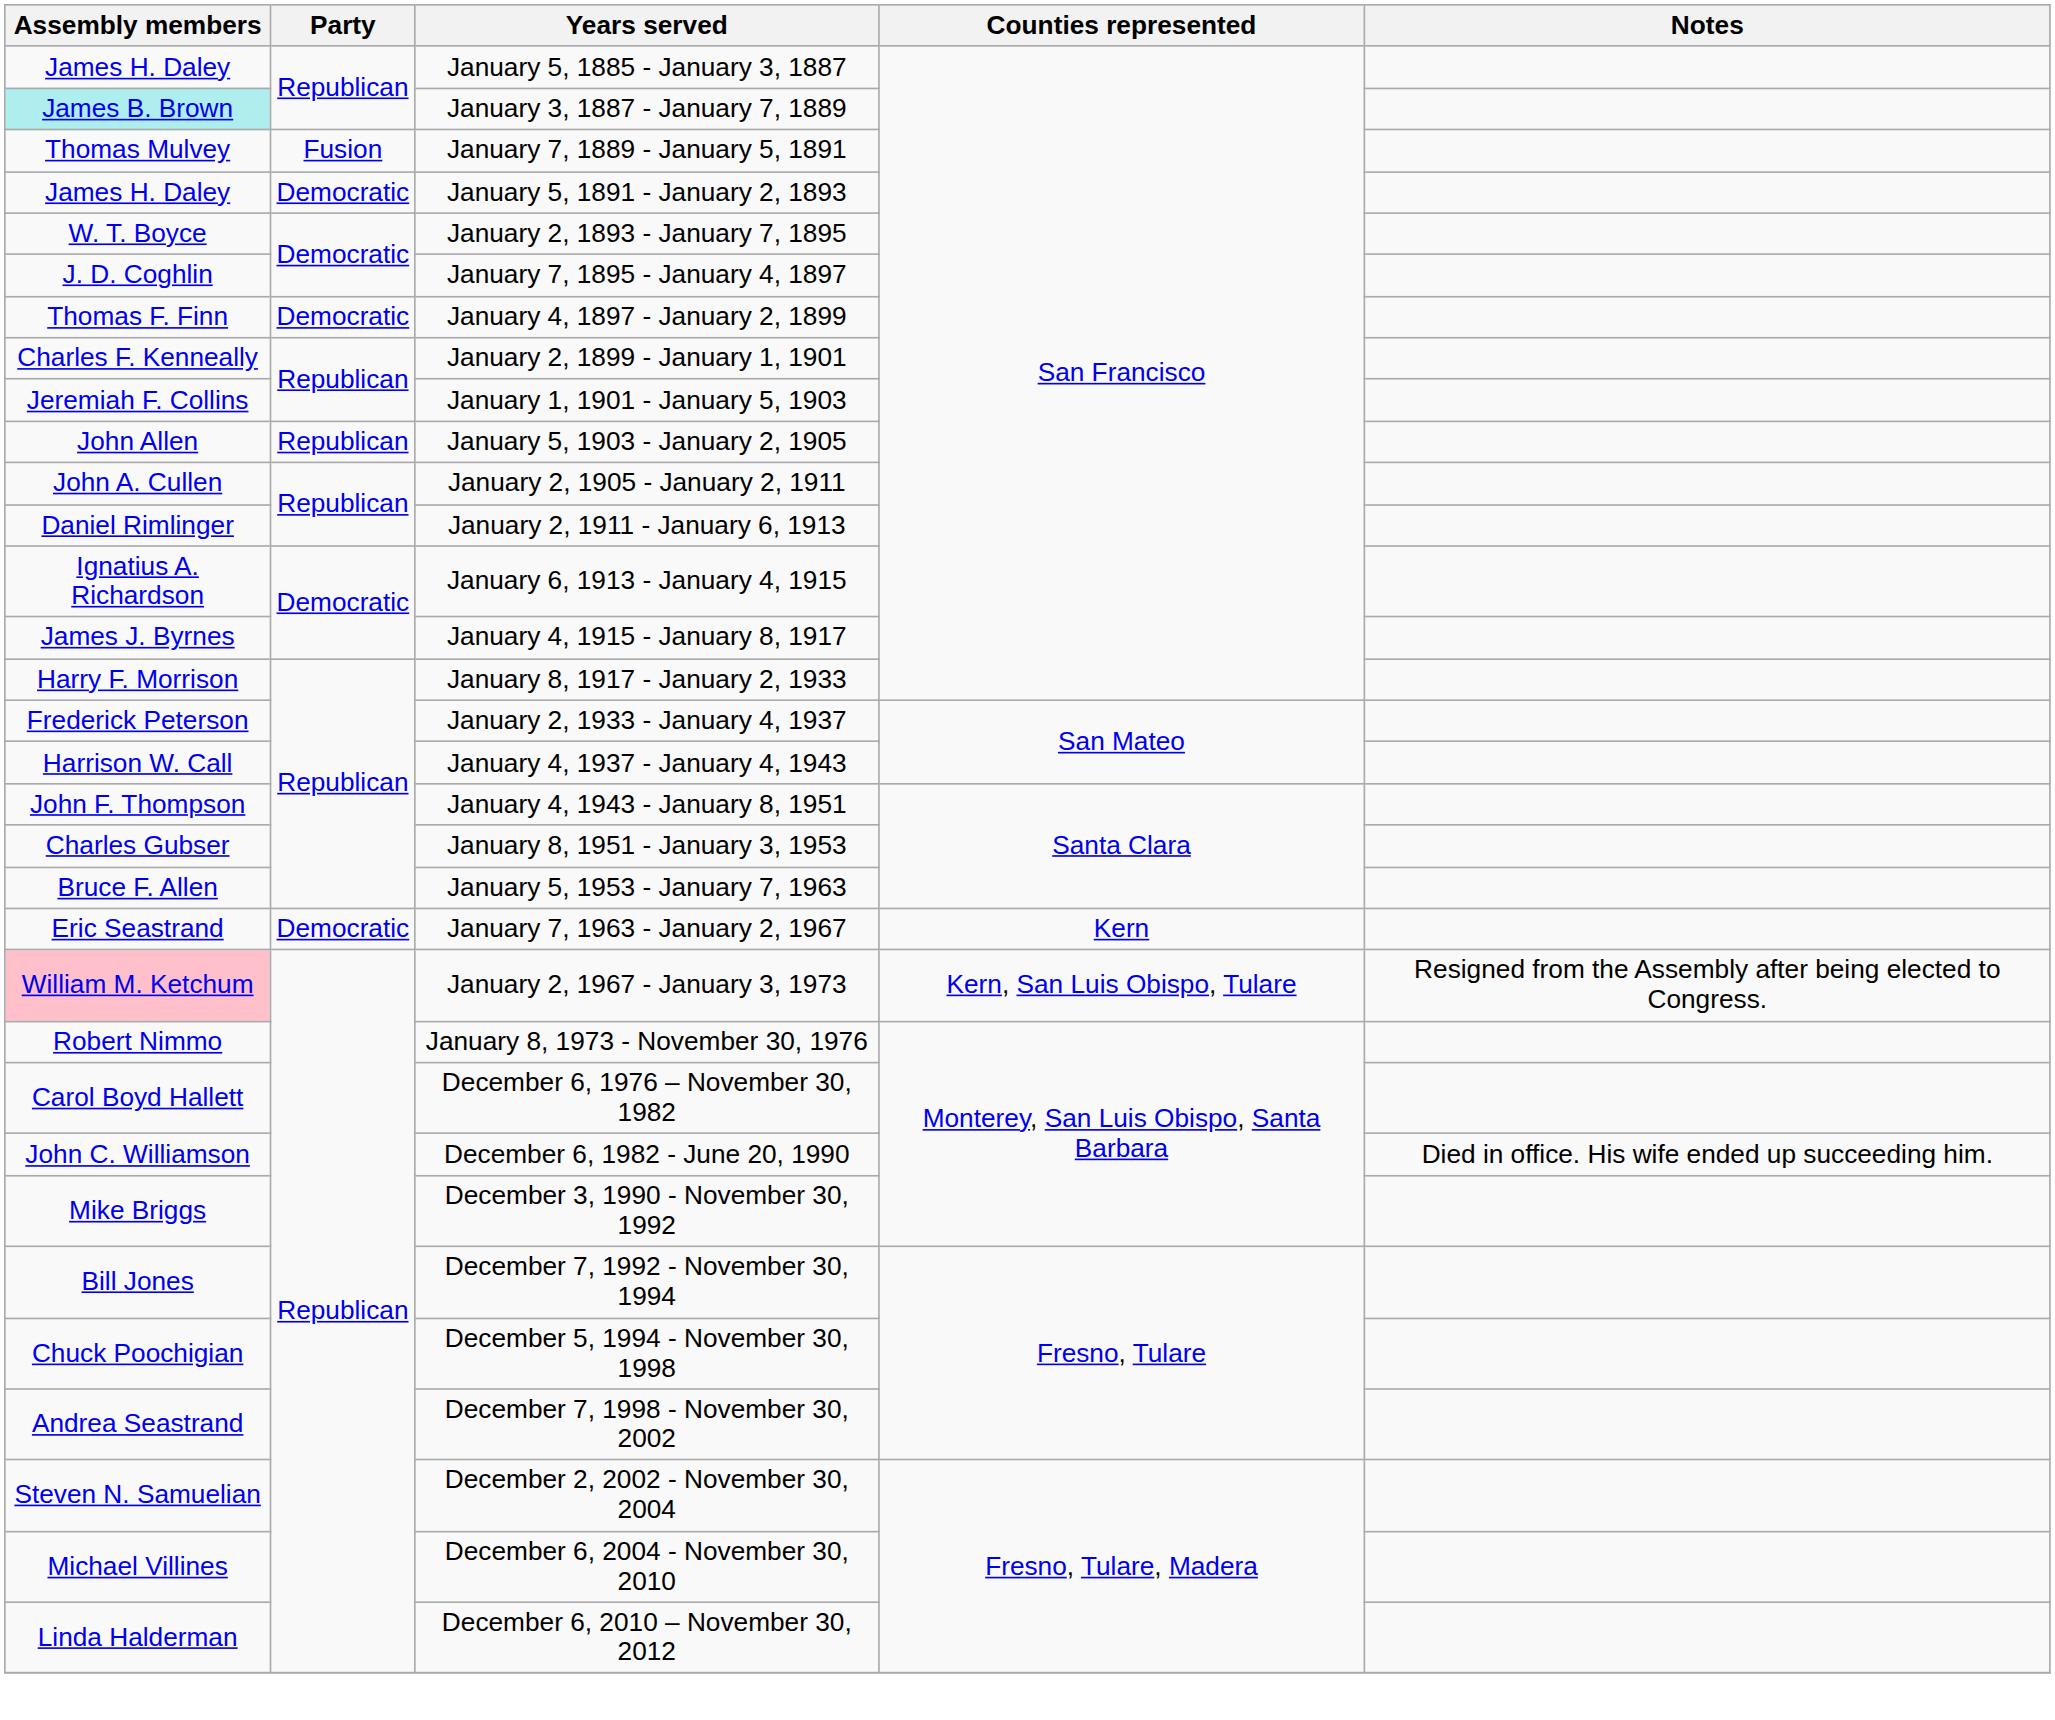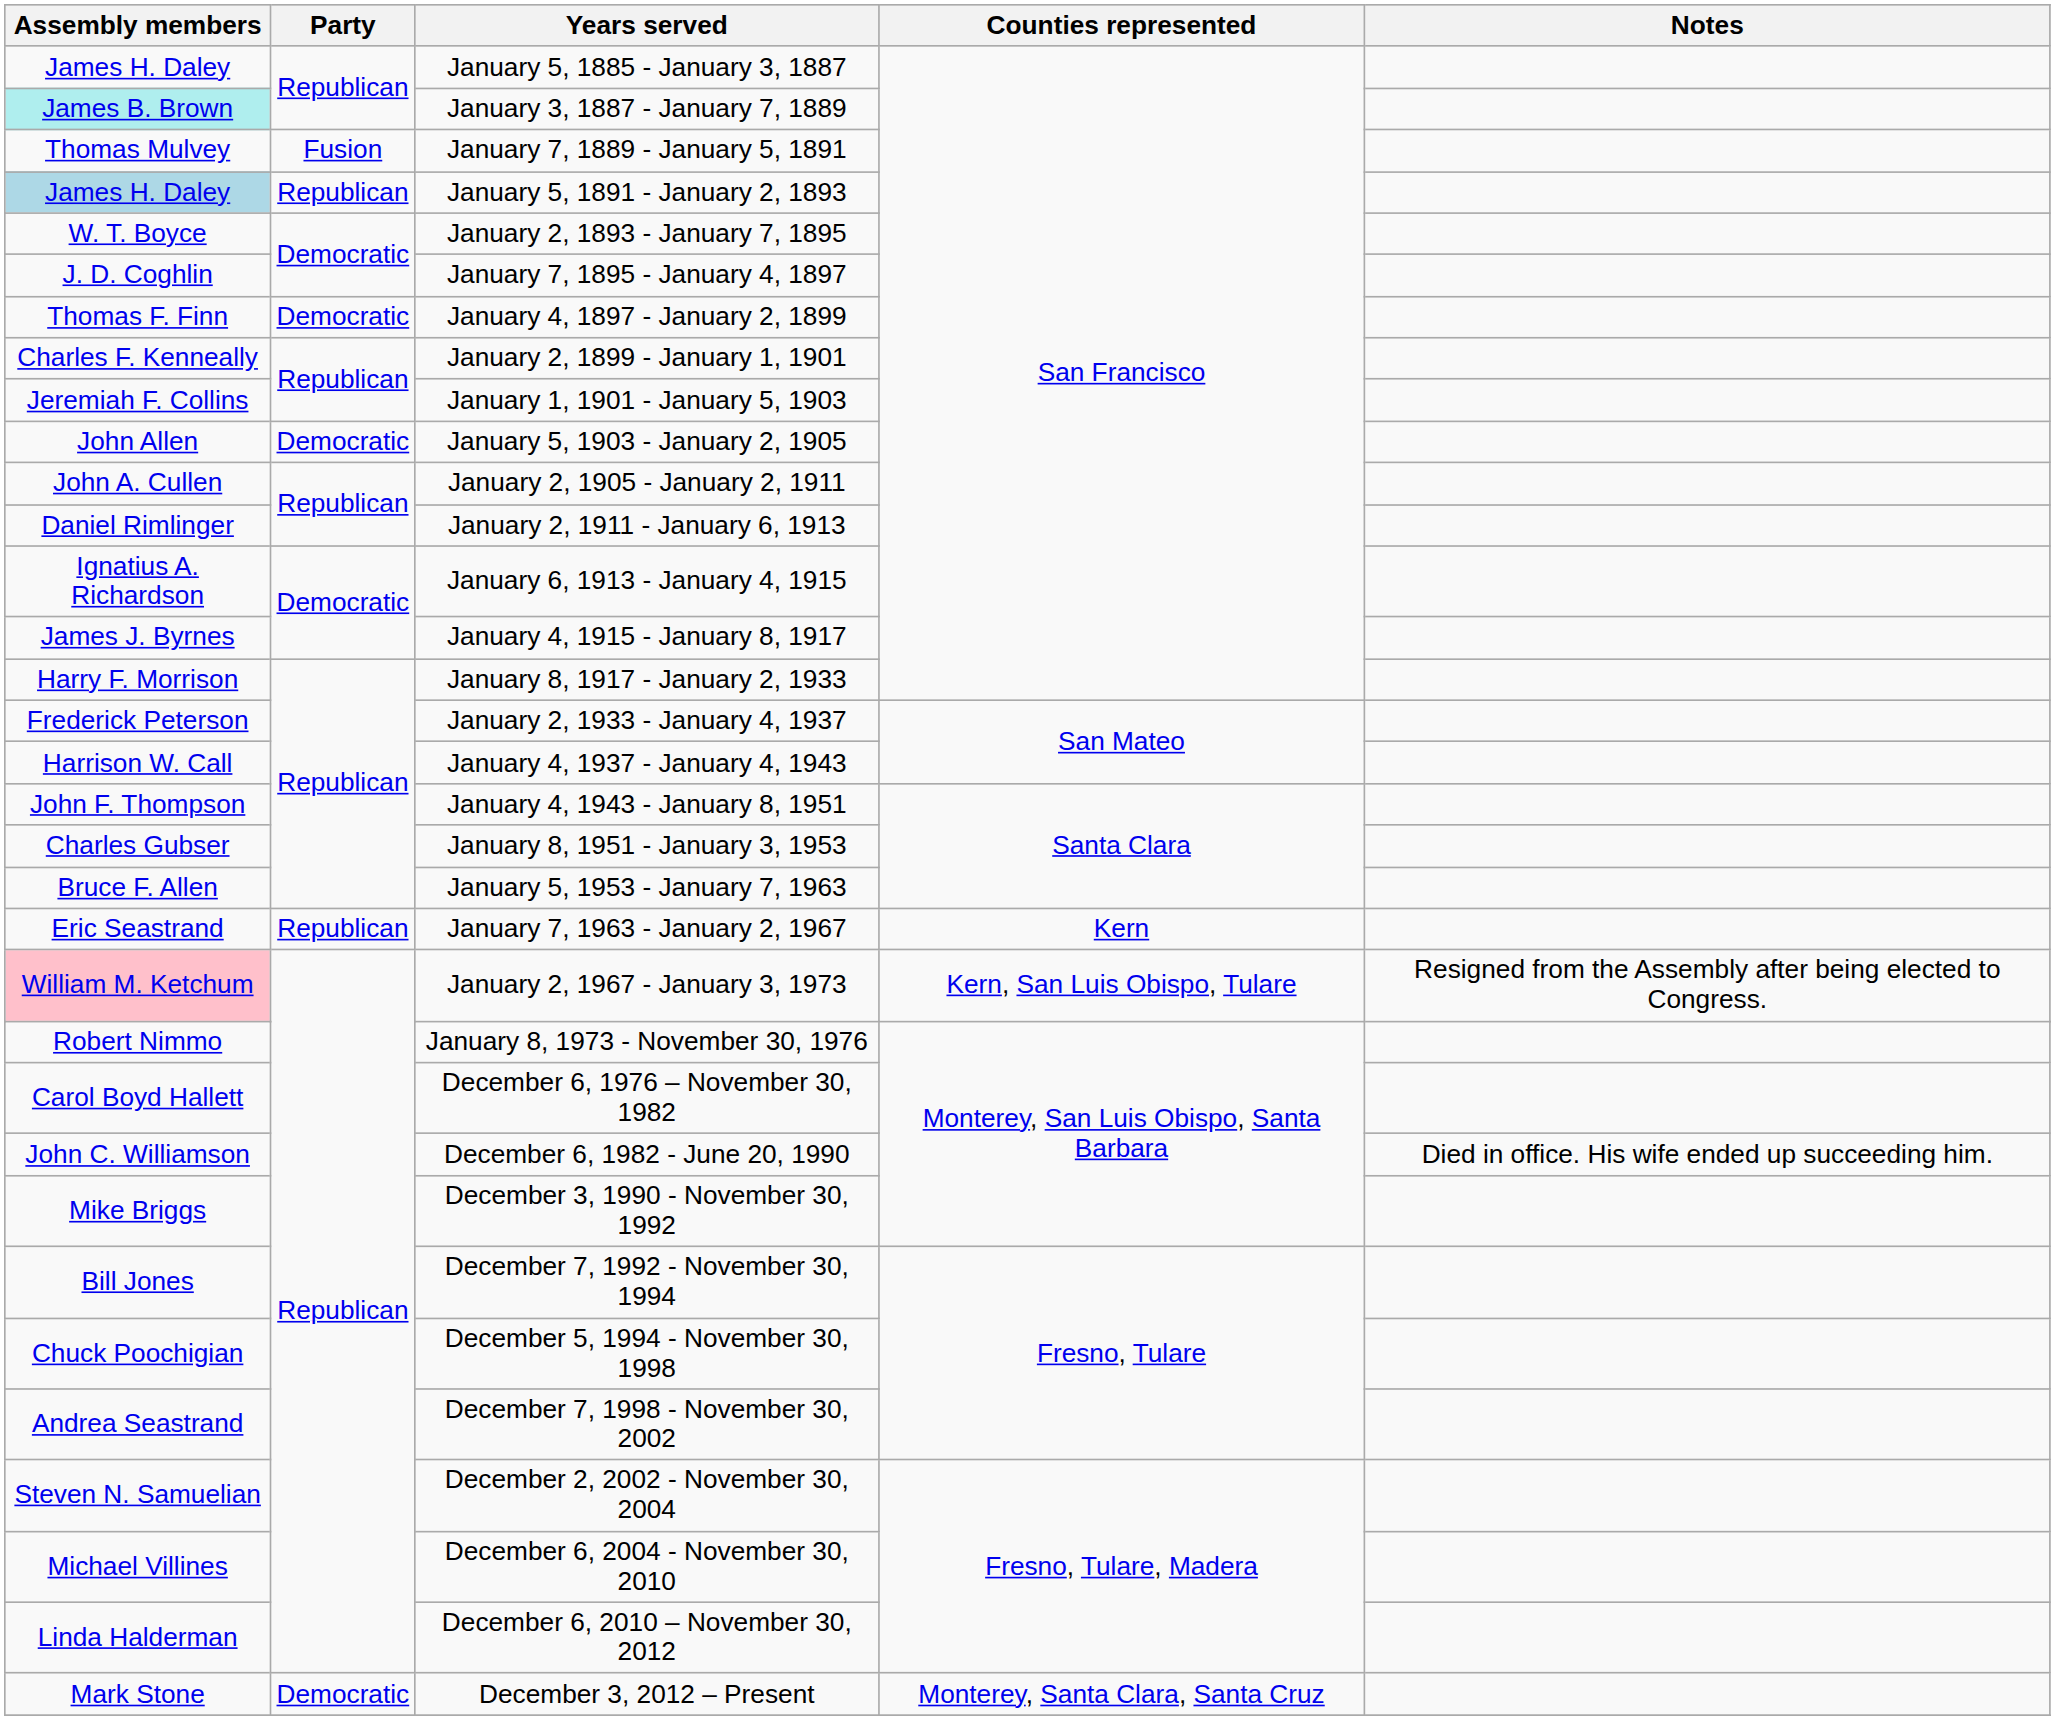(138, 191) no background -> (138, 191) lightblue background
(343, 191) Democratic -> (343, 191) Republican
(343, 441) Republican -> (343, 441) Democratic
(343, 928) Democratic -> (343, 928) Republican
+ row: (647, 1693)
